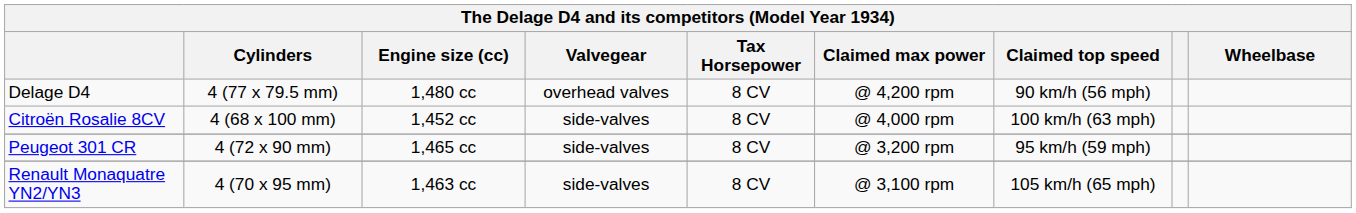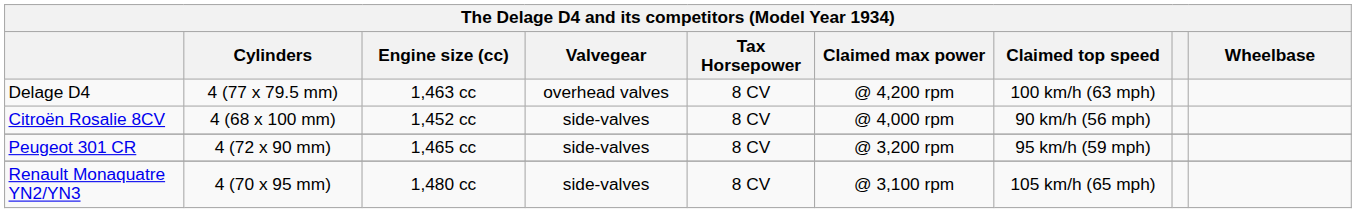(444, 92) 1,480 cc -> (444, 92) 1,463 cc
(1083, 92) 90 km/h (56 mph) -> (1083, 92) 100 km/h (63 mph)
(1083, 119) 100 km/h (63 mph) -> (1083, 119) 90 km/h (56 mph)
(444, 184) 1,463 cc -> (444, 184) 1,480 cc
